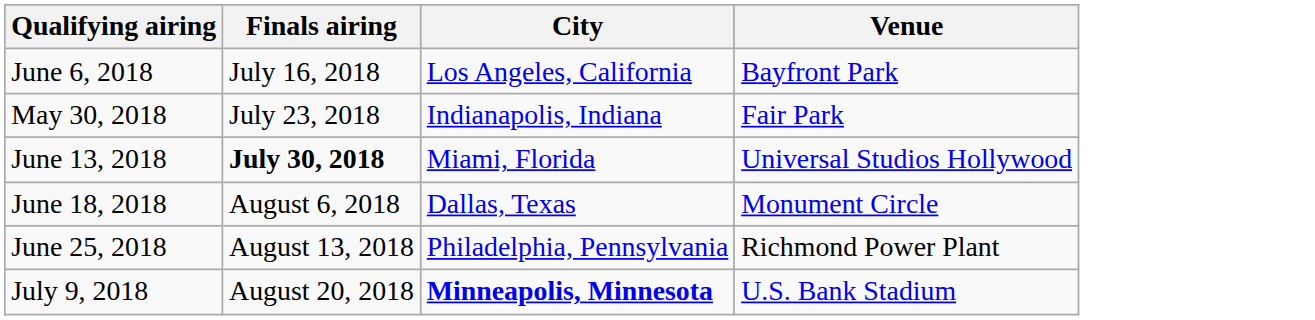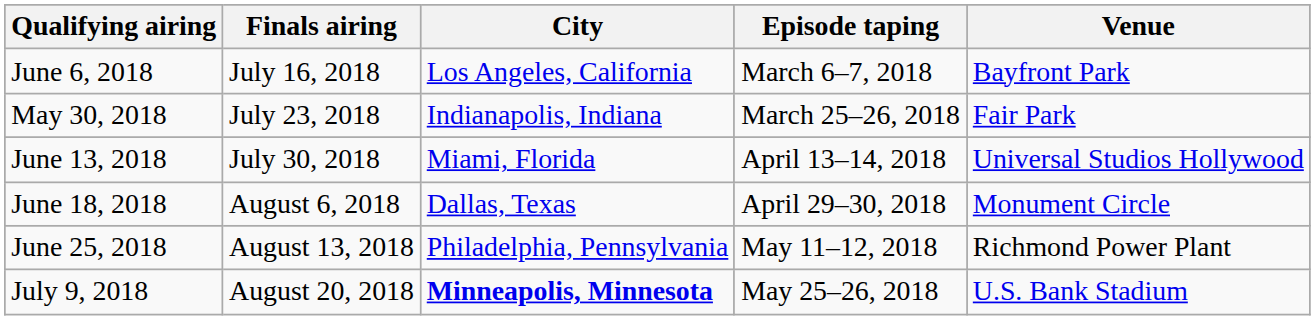+ column: (851, 26)
(307, 159) bold -> (304, 159) normal
